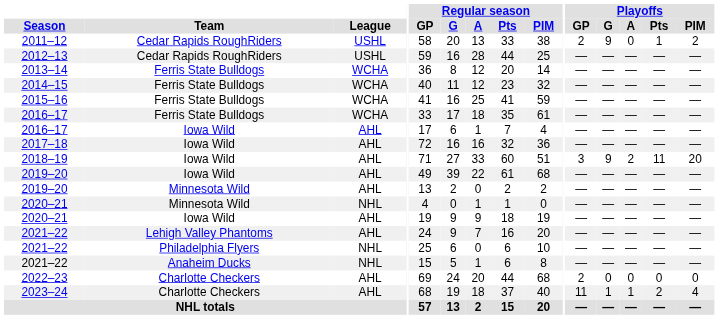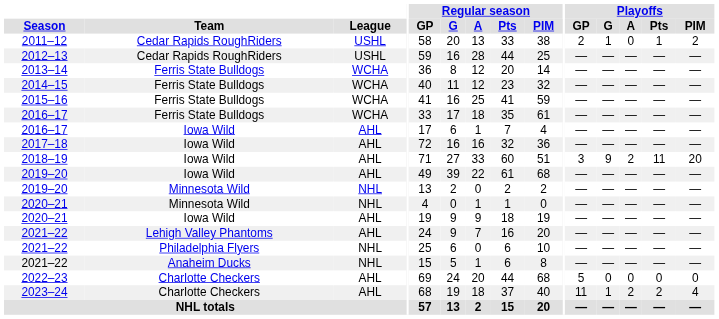(608, 41) 9 -> (608, 41) 1
(370, 189) AHL -> (370, 189) NHL
(581, 277) 2 -> (581, 277) 5
(631, 292) 1 -> (631, 292) 2
